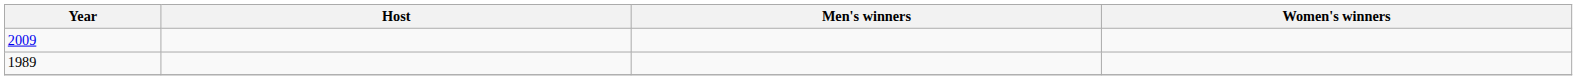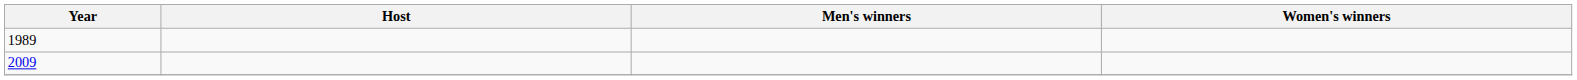rows swapped: (22, 63) <-> (22, 40)
